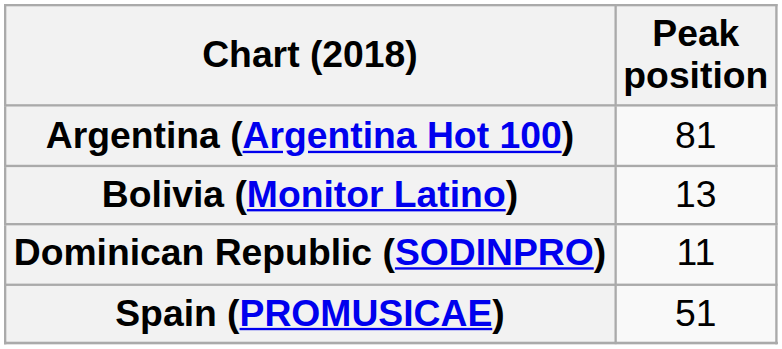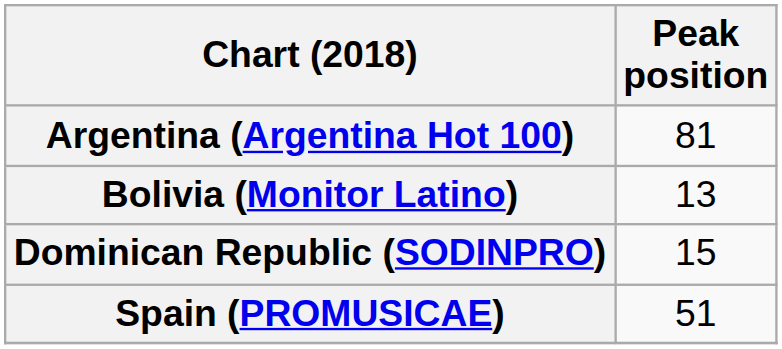(696, 253) 11 -> (696, 253) 15
